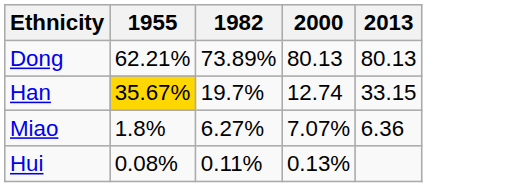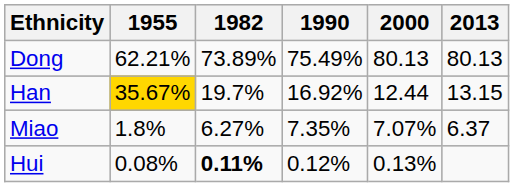+ column: (325, 23)
(315, 93) 12.74 -> (401, 93) 12.44
(389, 93) 33.15 -> (475, 93) 13.15
(382, 129) 6.36 -> (468, 129) 6.37
(232, 164) normal -> (232, 164) bold
